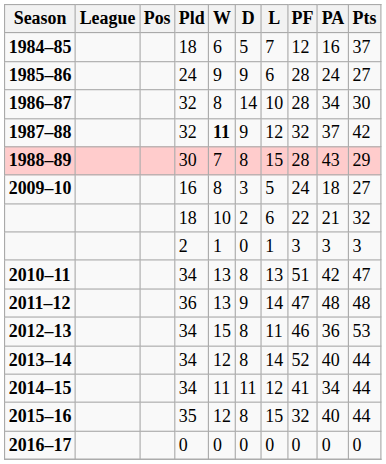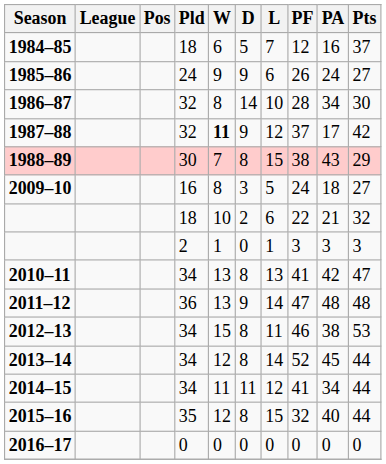(300, 75) 28 -> (300, 75) 26
(300, 132) 32 -> (300, 132) 37
(331, 132) 37 -> (331, 132) 17
(300, 160) 28 -> (300, 160) 38
(300, 274) 51 -> (300, 274) 41
(331, 331) 36 -> (331, 331) 38
(331, 359) 40 -> (331, 359) 45
